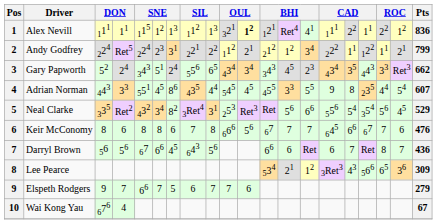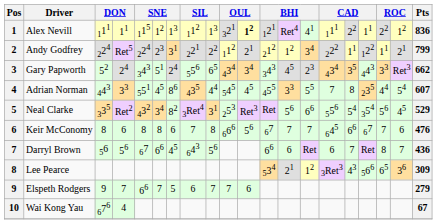(332, 90) 9 -> (332, 90) 7
